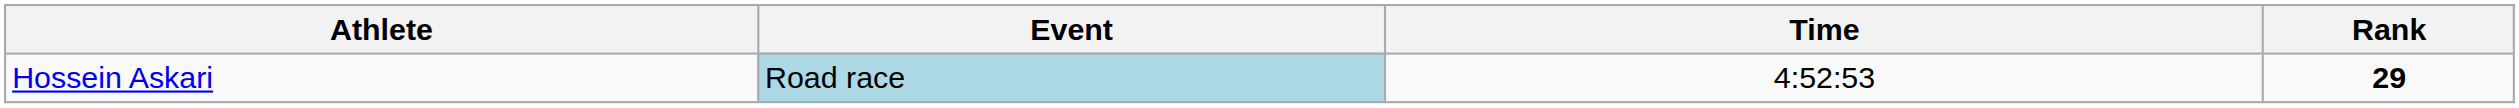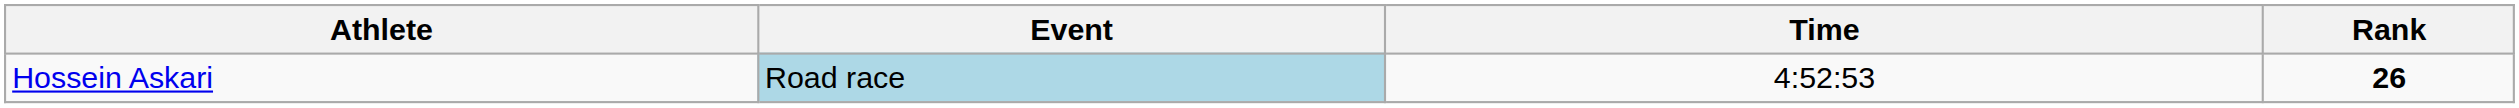(2389, 77) 29 -> (2389, 77) 26
